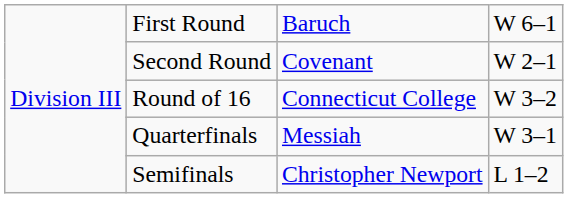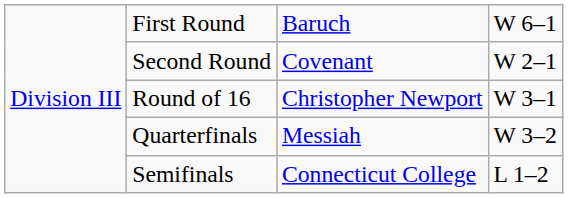(379, 98) Connecticut College -> (382, 98) Christopher Newport
(525, 98) W 3–2 -> (525, 98) W 3–1
(525, 135) W 3–1 -> (525, 135) W 3–2
(382, 173) Christopher Newport -> (379, 173) Connecticut College
